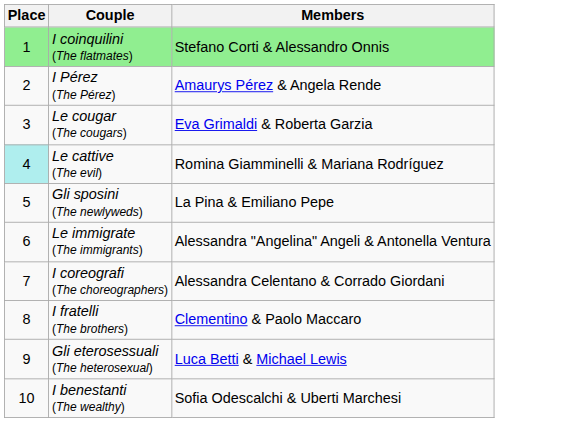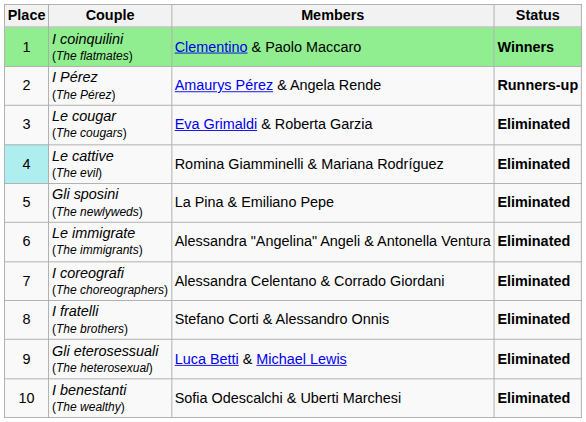+ column: (538, 15)
(282, 46) Stefano Corti & Alessandro Onnis -> (268, 46) Clementino & Paolo Maccaro
(268, 320) Clementino & Paolo Maccaro -> (282, 320) Stefano Corti & Alessandro Onnis
